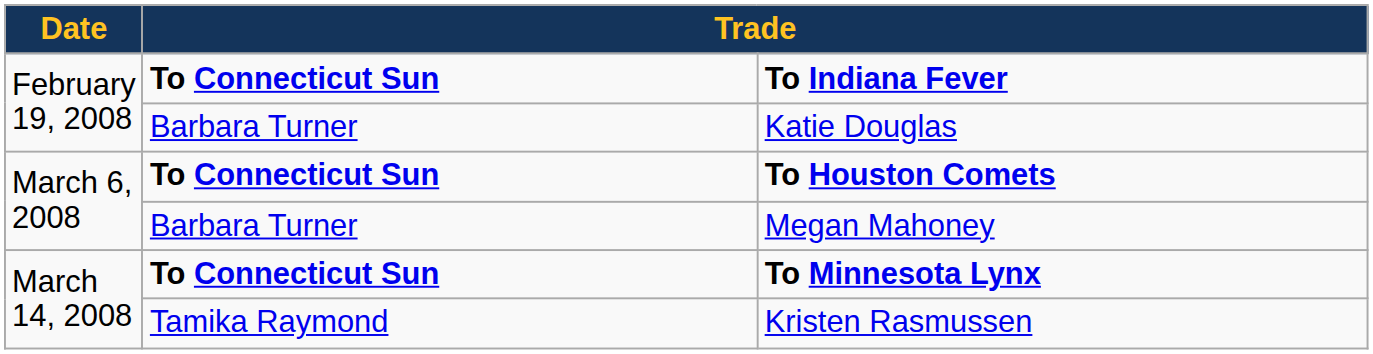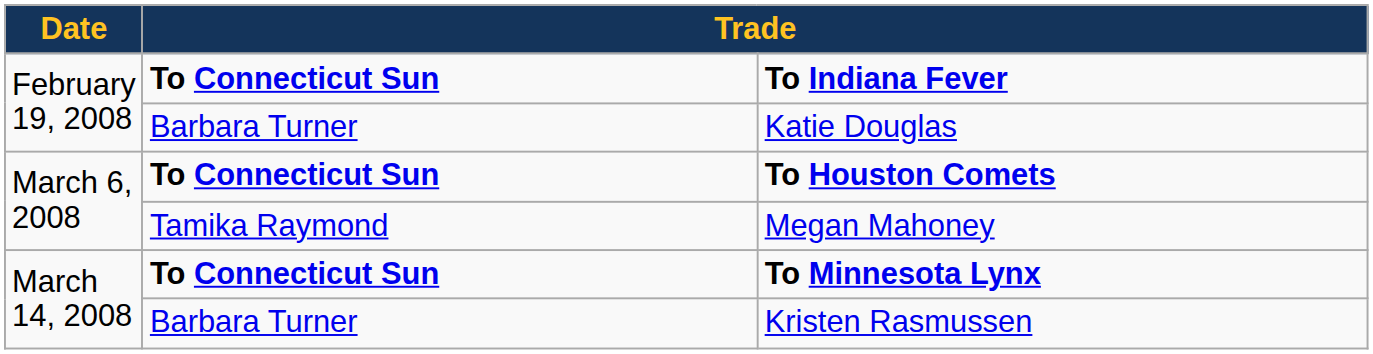(254, 224) Barbara Turner -> (269, 224) Tamika Raymond
(269, 322) Tamika Raymond -> (254, 322) Barbara Turner
